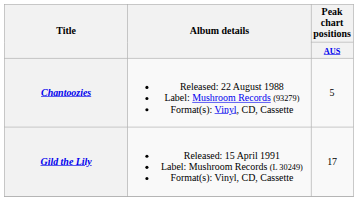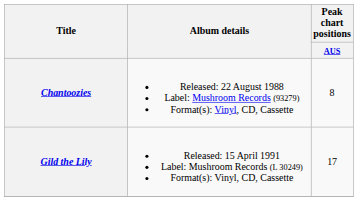(332, 92) 5 -> (332, 92) 8
